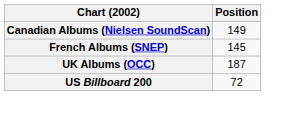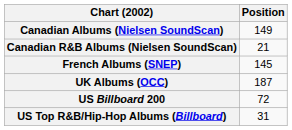+ row: (122, 47)
+ row: (122, 116)
